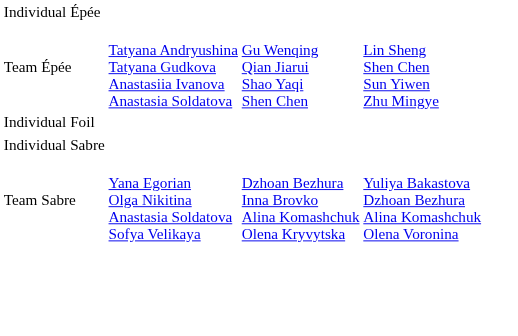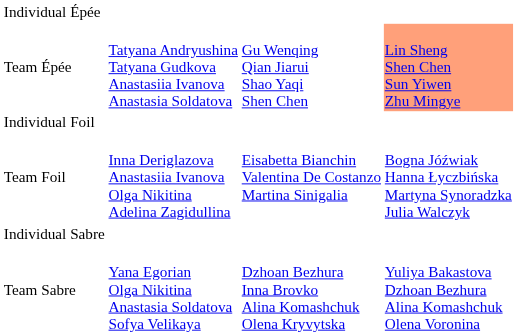(401, 76) no background -> (423, 76) lightsalmon background
+ row: (35, 177)
